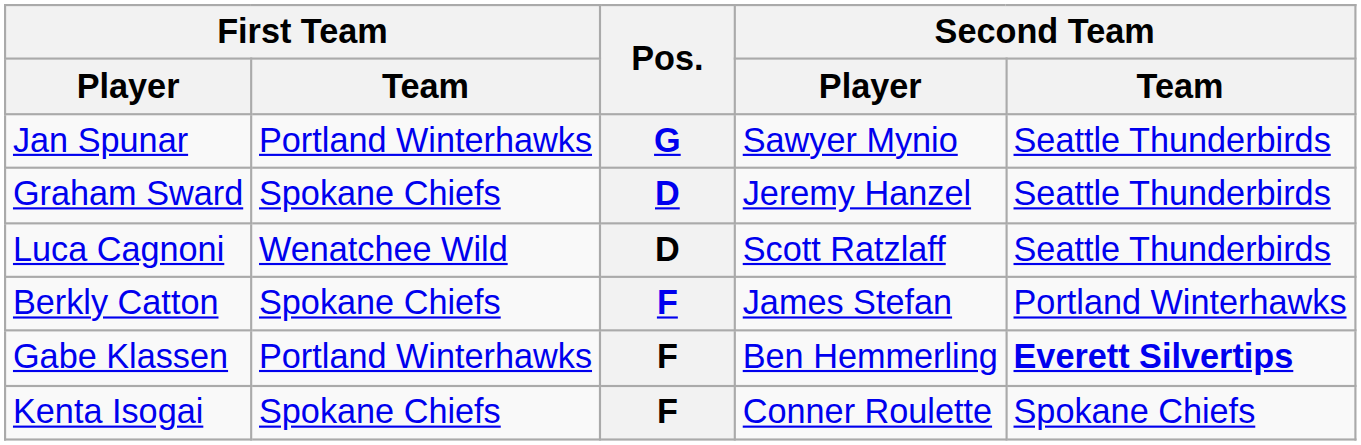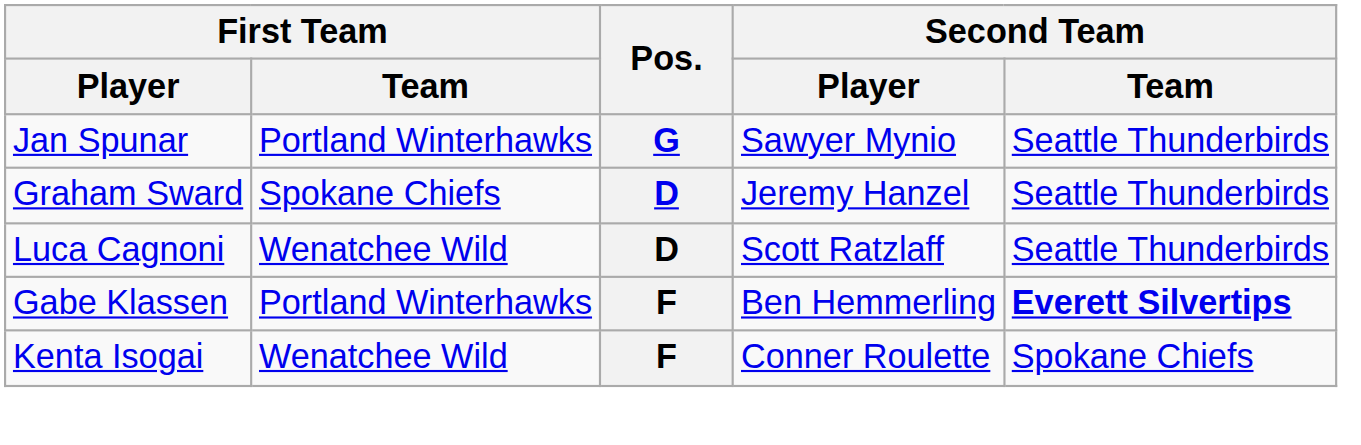- row: (116, 303)
(380, 411) Spokane Chiefs -> (383, 357) Wenatchee Wild
